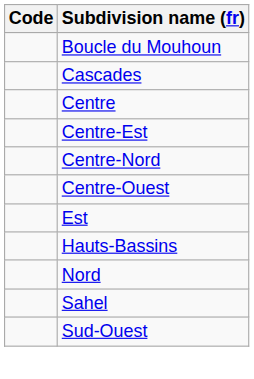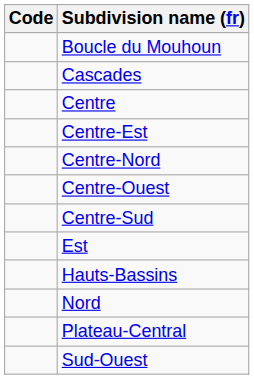+ row: (108, 217)
+ row: (124, 331)
- row: (85, 302)
